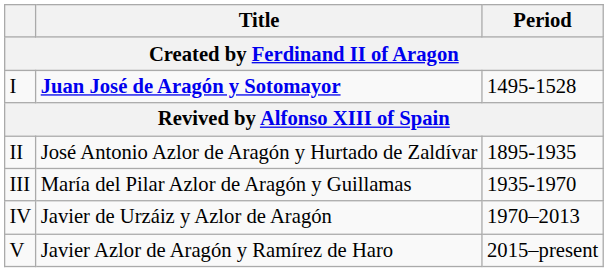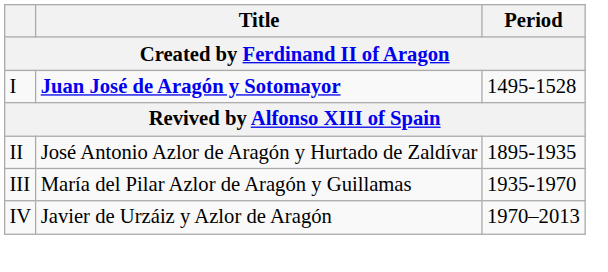- row: (17, 250)
